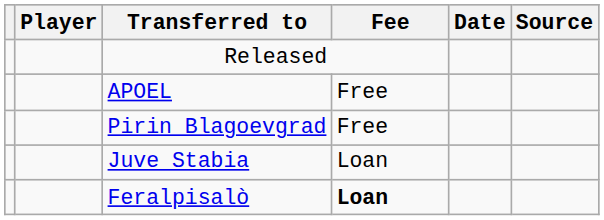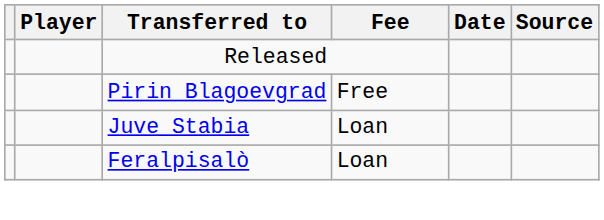- row: (140, 92)
(362, 197) bold -> (362, 162) normal
